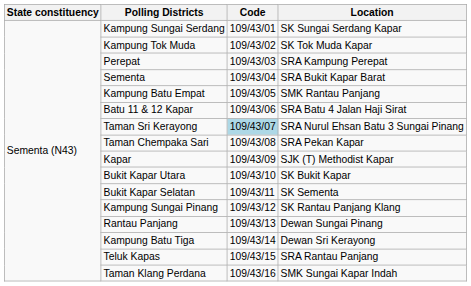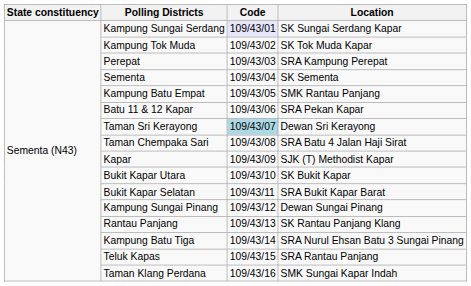(253, 28) no background -> (253, 28) lavender background
(333, 77) SRA Bukit Kapar Barat -> (310, 77) SK Sementa
(343, 110) SRA Batu 4 Jalan Haji Sirat -> (322, 110) SRA Pekan Kapar
(372, 126) SRA Nurul Ehsan Batu 3 Sungai Pinang -> (328, 126) Dewan Sri Kerayong
(322, 142) SRA Pekan Kapar -> (343, 142) SRA Batu 4 Jalan Haji Sirat
(310, 191) SK Sementa -> (333, 191) SRA Bukit Kapar Barat
(341, 208) SK Rantau Panjang Klang -> (332, 208) Dewan Sungai Pinang
(332, 224) Dewan Sungai Pinang -> (341, 224) SK Rantau Panjang Klang
(328, 240) Dewan Sri Kerayong -> (372, 240) SRA Nurul Ehsan Batu 3 Sungai Pinang
